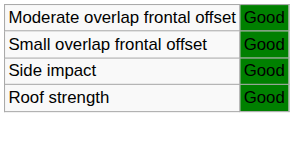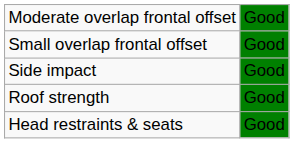+ row: (96, 124)
